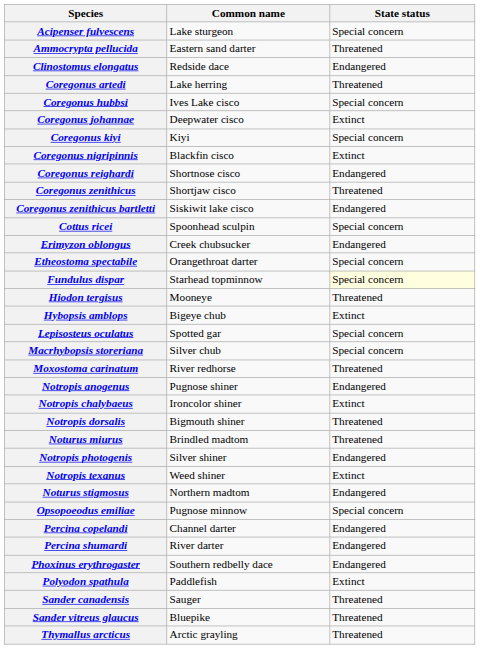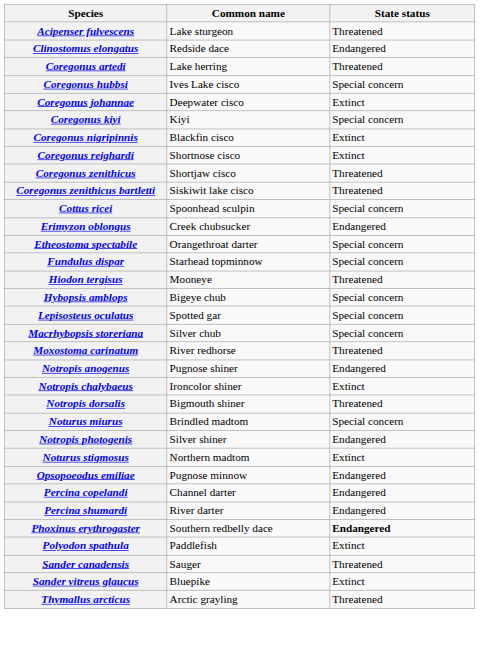(368, 31) Special concern -> (357, 31) Threatened
- row: (86, 48)
(359, 173) Endangered -> (348, 155) Extinct
(359, 208) Endangered -> (357, 191) Threatened
(368, 279) lightyellow background -> (368, 262) no background
(348, 315) Extinct -> (368, 297) Special concern
(357, 439) Threatened -> (368, 421) Special concern
- row: (86, 475)
(359, 492) Endangered -> (348, 457) Extinct
(368, 510) Special concern -> (359, 475) Endangered
(359, 564) normal -> (361, 528) bold
(357, 617) Threatened -> (348, 581) Extinct
